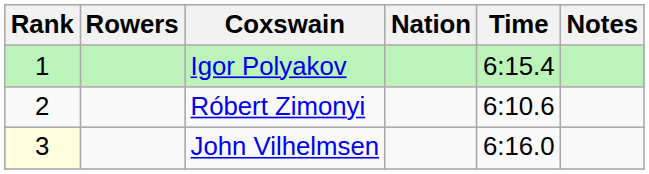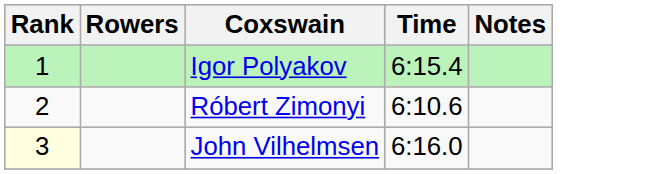- column: (431, 24)
